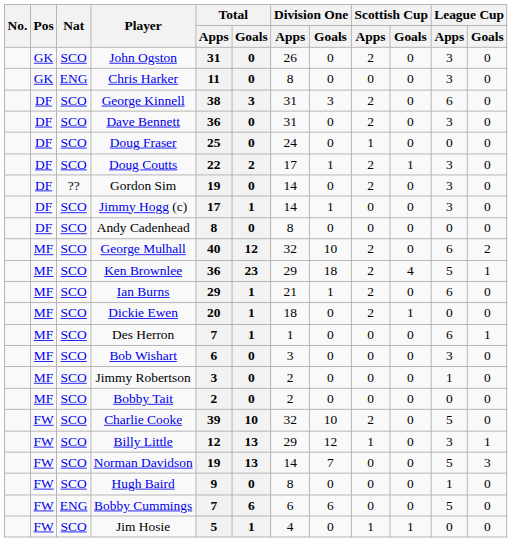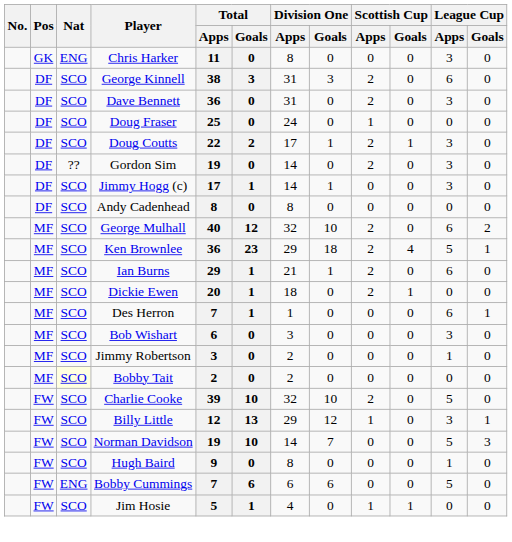- row: (143, 57)
(74, 398) no background -> (74, 377) lightyellow background
(251, 462) 13 -> (251, 441) 10
